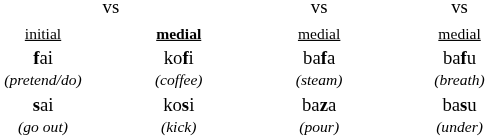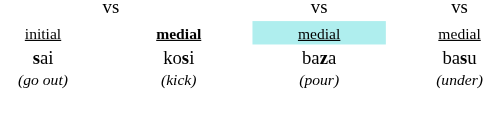(319, 33) no background -> (319, 33) paleturquoise background
- row: (43, 68)
